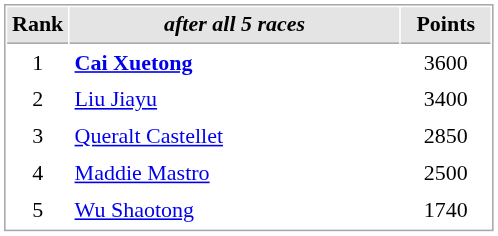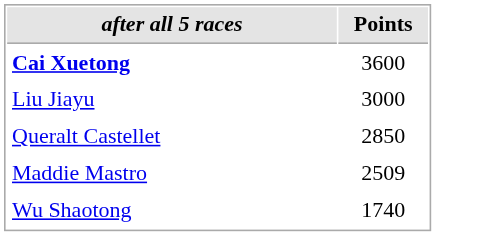- column: (38, 24)
(446, 99) 3400 -> (383, 99) 3000
(446, 173) 2500 -> (383, 173) 2509
